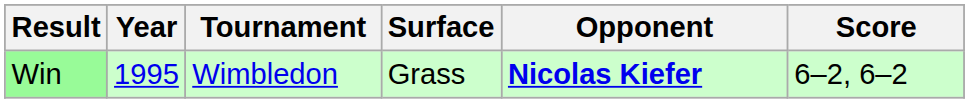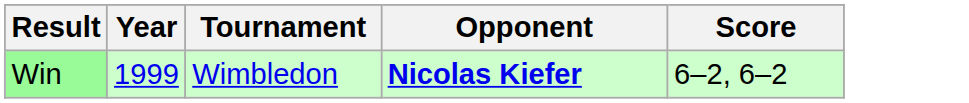- column: (441, 27)
(146, 73) 1995 -> (146, 73) 1999
